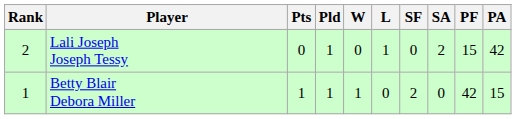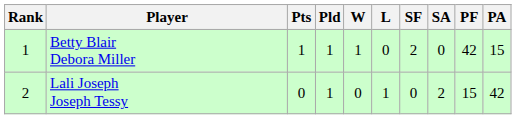rows swapped: (93, 93) <-> (89, 50)
